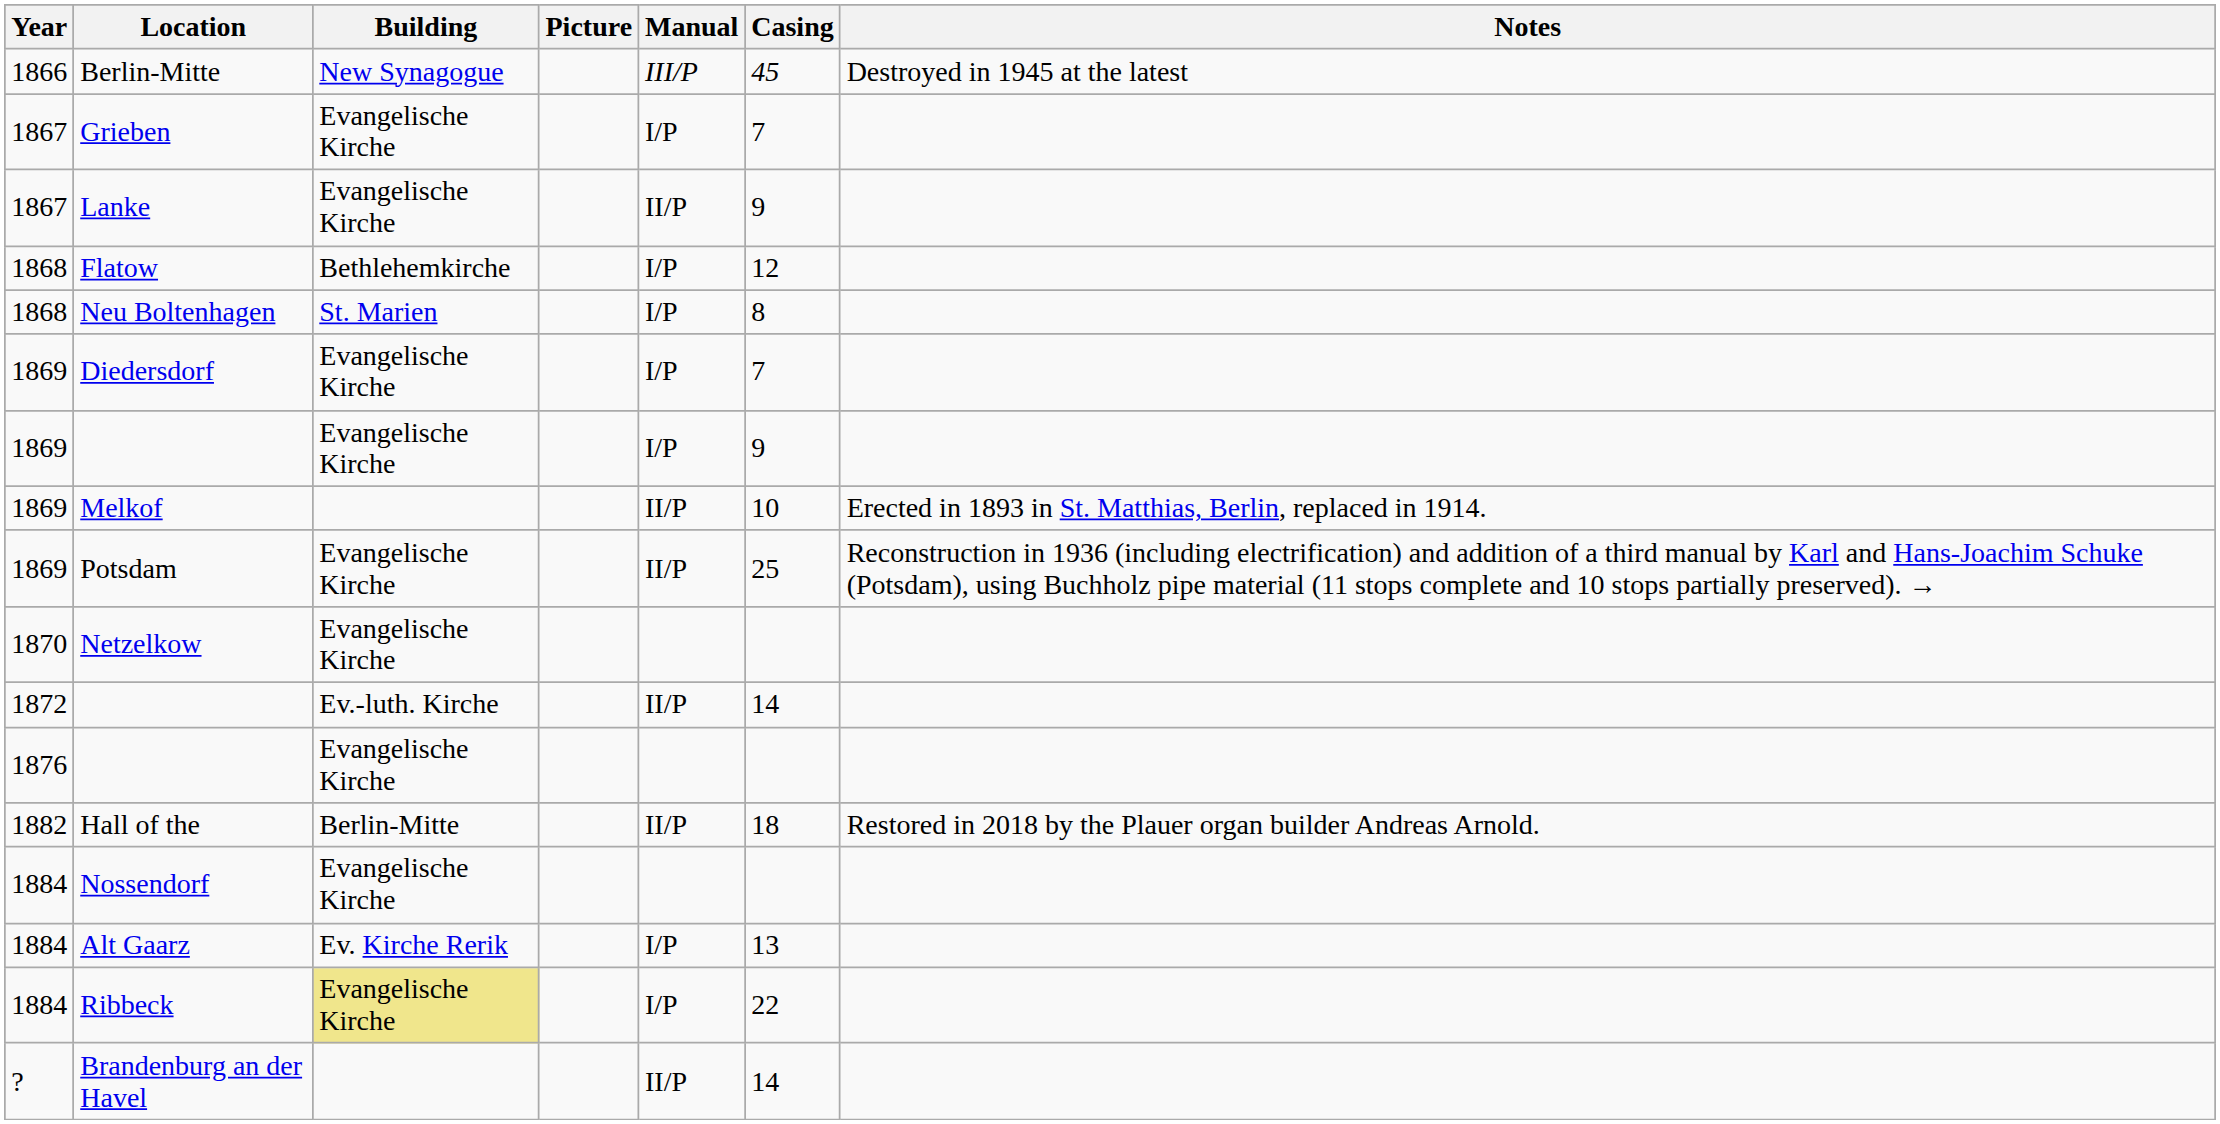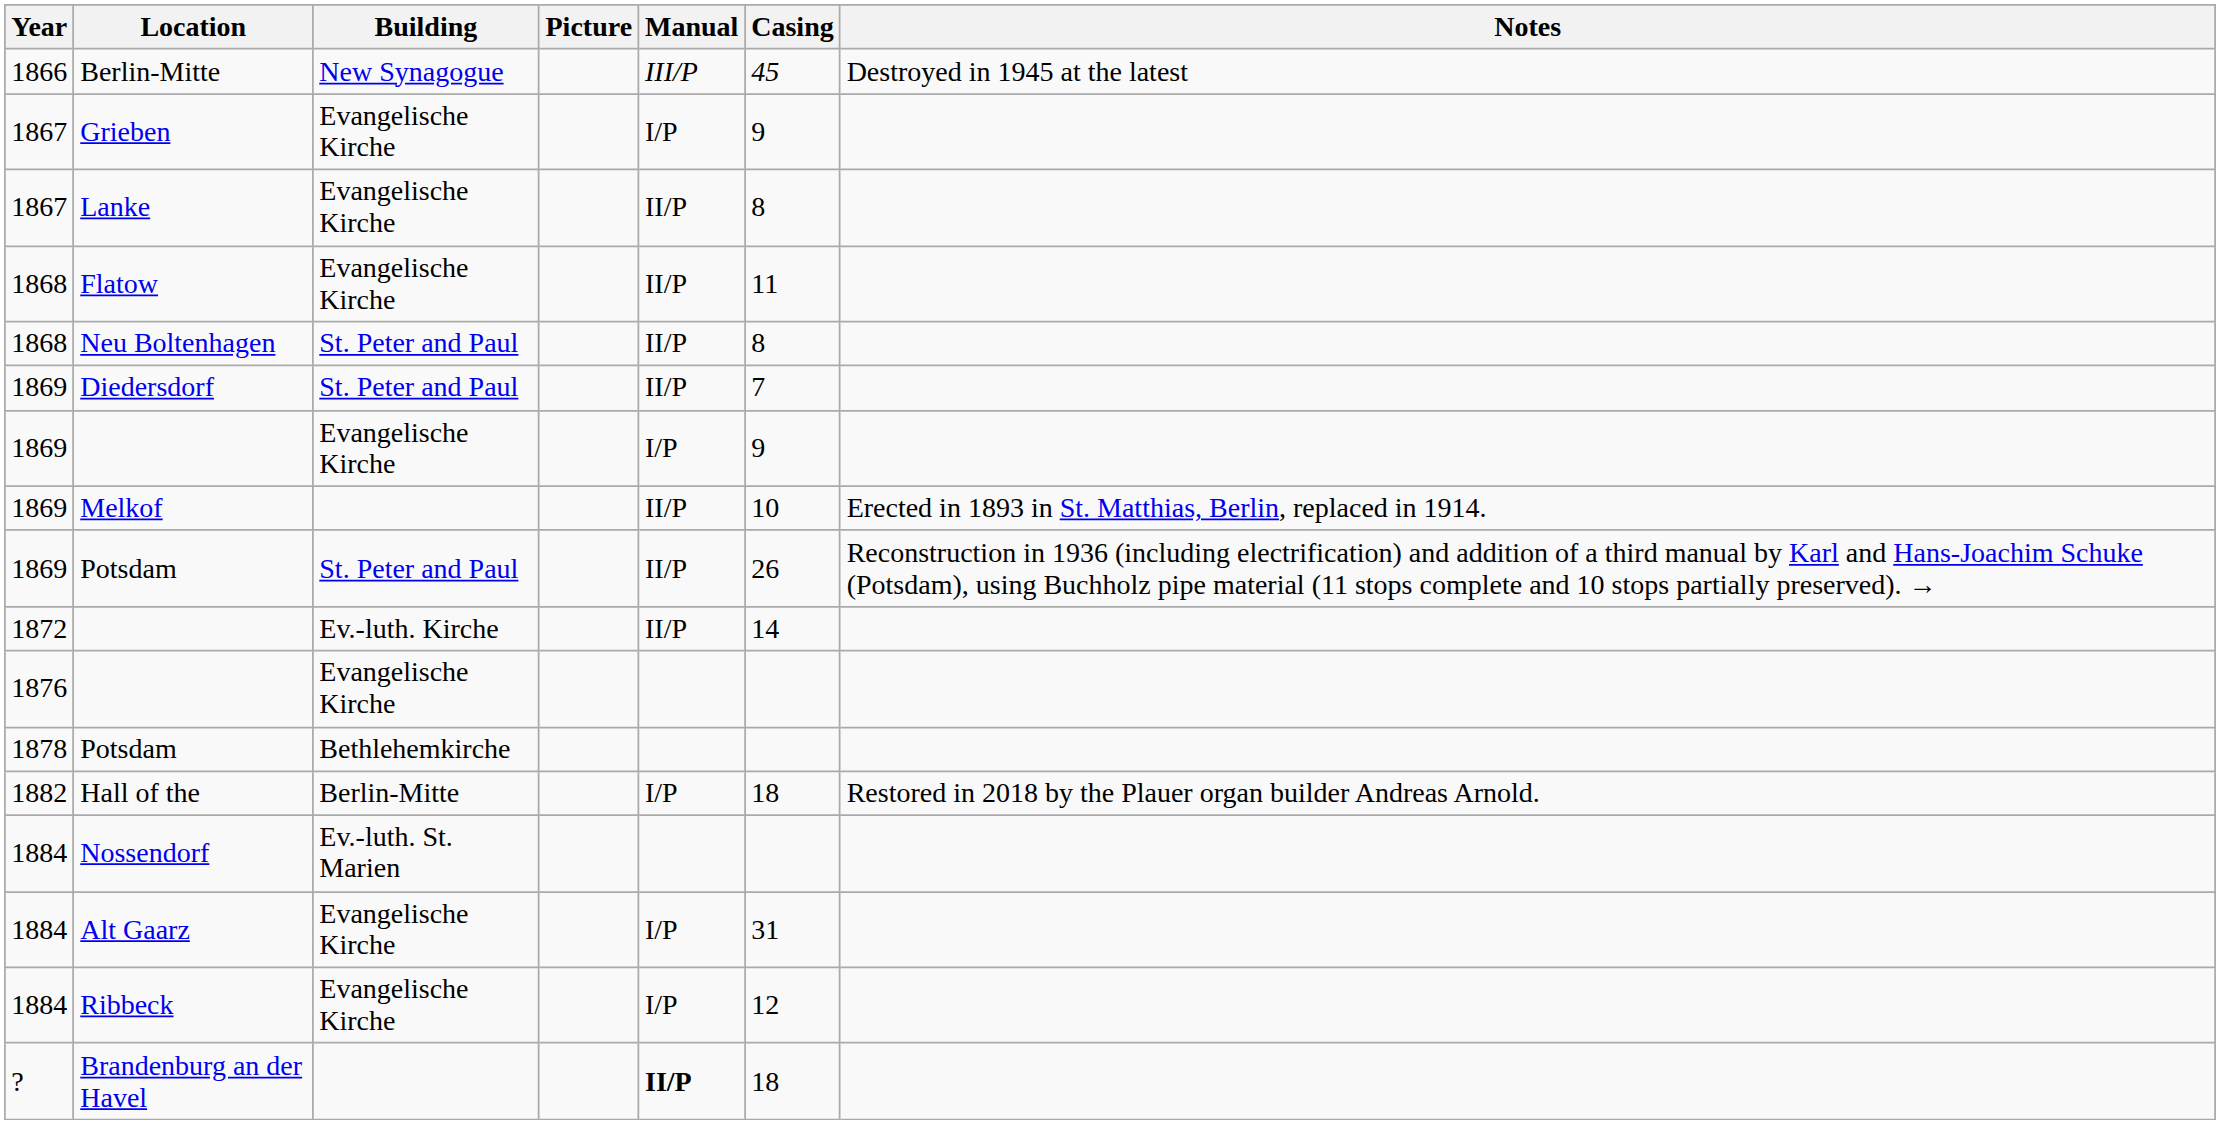(758, 131) 7 -> (758, 131) 9
(758, 207) 9 -> (758, 207) 8
(415, 267) Bethlehemkirche -> (394, 283) Evangelische Kirche
(661, 267) I/P -> (666, 283) II/P
(765, 267) 12 -> (765, 283) 11
(378, 311) St. Marien -> (419, 343) St. Peter and Paul
(661, 311) I/P -> (666, 343) II/P
(394, 371) Evangelische Kirche -> (419, 387) St. Peter and Paul
(661, 371) I/P -> (666, 387) II/P
(394, 568) Evangelische Kirche -> (419, 568) St. Peter and Paul
(765, 568) 25 -> (765, 568) 26
- row: (39, 644)
+ row: (39, 748)
(666, 824) II/P -> (661, 792) I/P
(394, 884) Evangelische Kirche -> (386, 853) Ev.-luth. St. Marien
(414, 944) Ev. Kirche Rerik -> (394, 929) Evangelische Kirche
(765, 944) 13 -> (765, 929) 31
(394, 1004) khaki background -> (394, 1004) no background
(765, 1004) 22 -> (765, 1004) 12
(666, 1080) normal -> (668, 1080) bold
(765, 1080) 14 -> (765, 1080) 18
